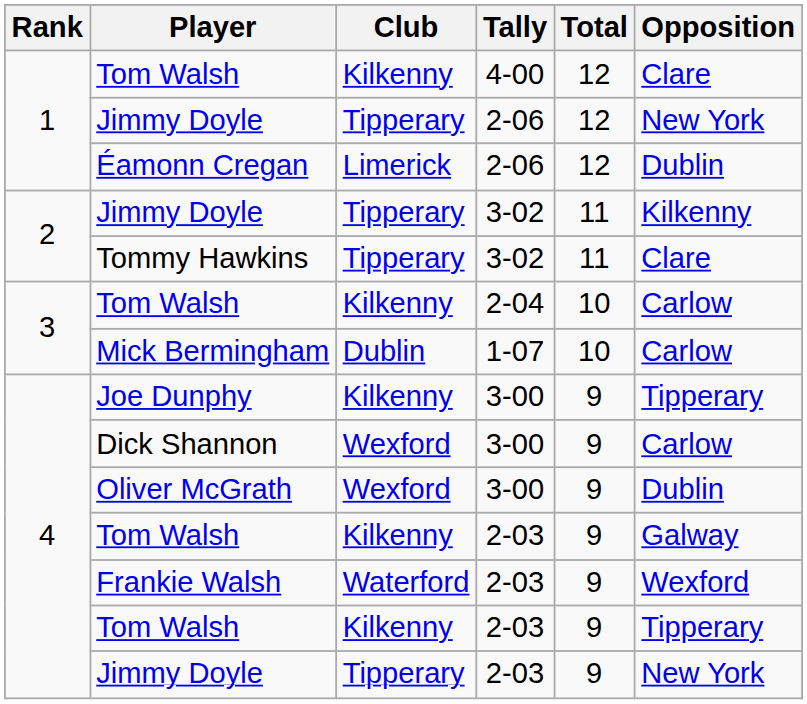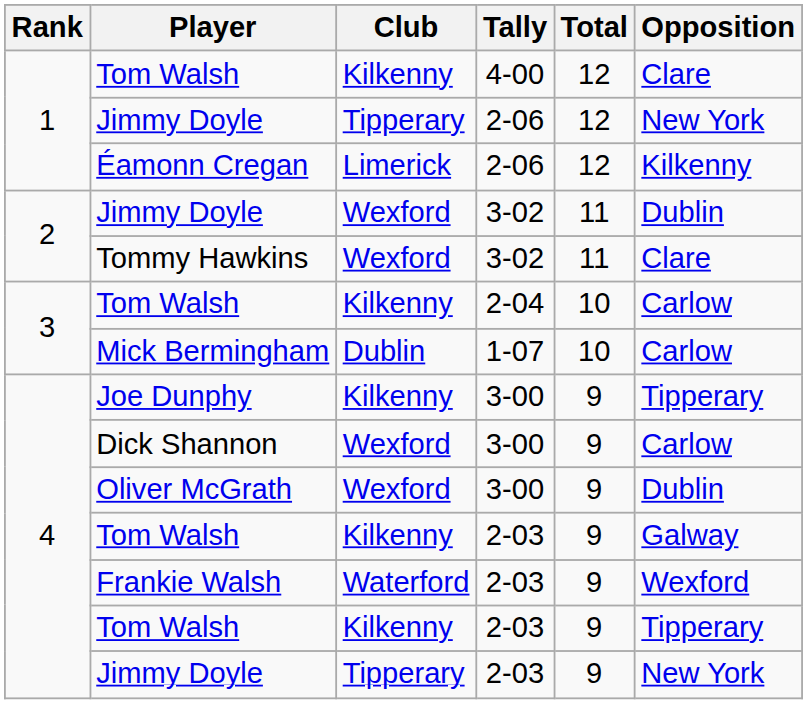(683, 166) Dublin -> (696, 166) Kilkenny
(404, 212) Tipperary -> (397, 212) Wexford
(696, 212) Kilkenny -> (683, 212) Dublin
(404, 258) Tipperary -> (397, 258) Wexford
